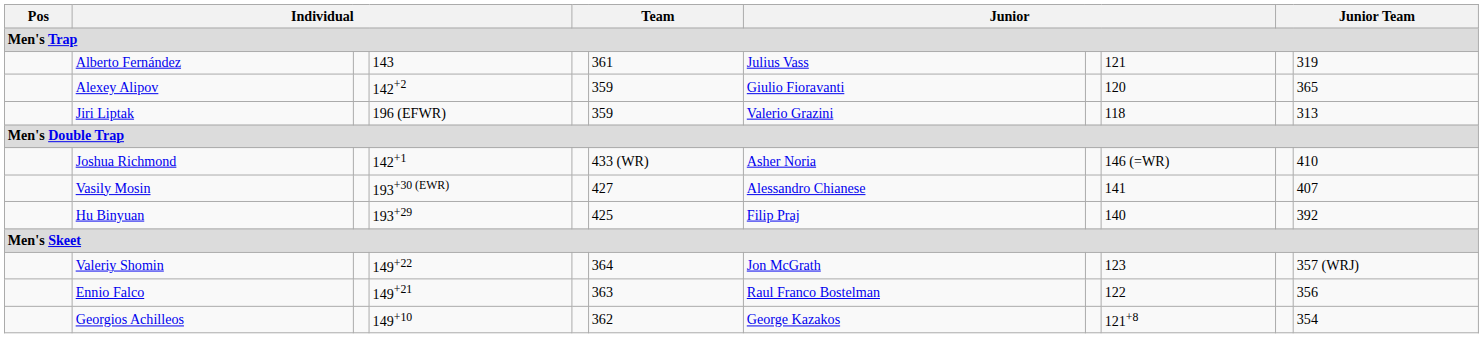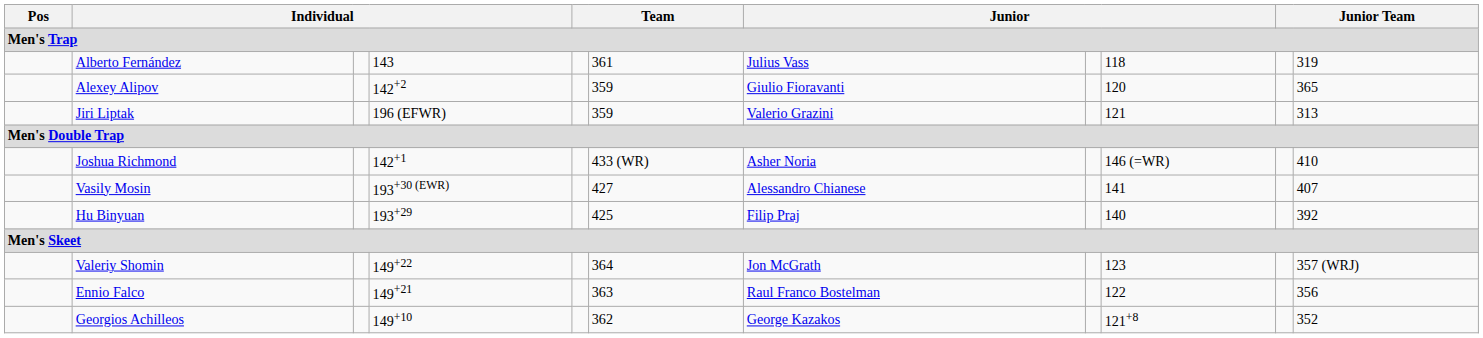(1115, 63) 121 -> (1115, 63) 118
(1115, 113) 118 -> (1115, 113) 121
(1307, 320) 354 -> (1307, 320) 352
